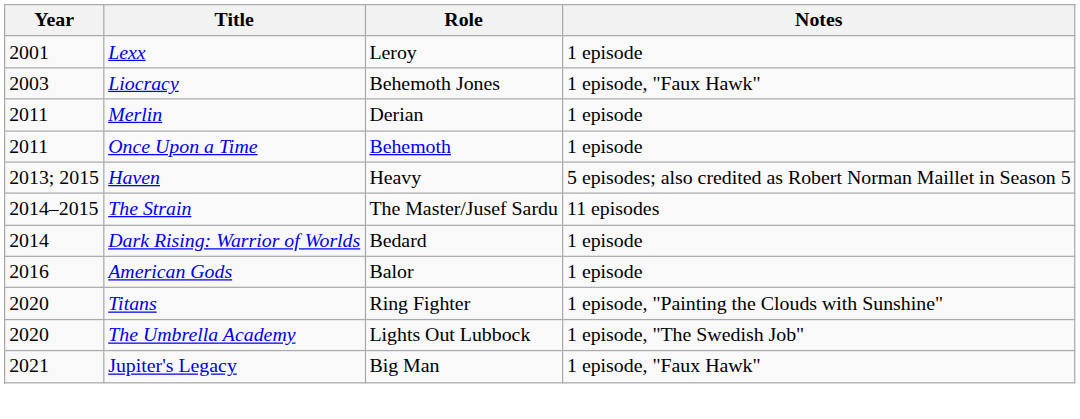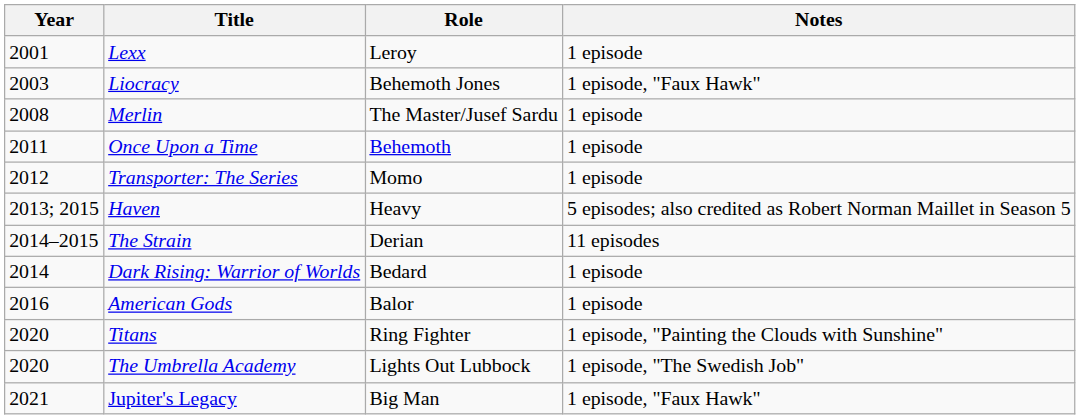(29, 114) 2011 -> (29, 114) 2008
(396, 114) Derian -> (464, 114) The Master/Jusef Sardu
+ row: (203, 177)
(464, 209) The Master/Jusef Sardu -> (396, 240) Derian
